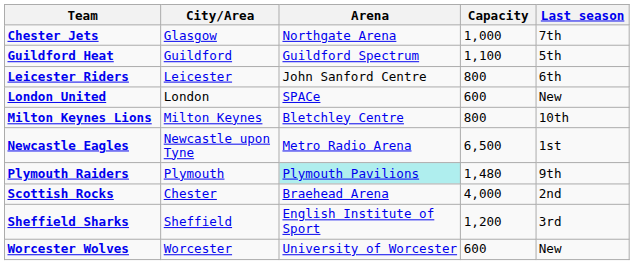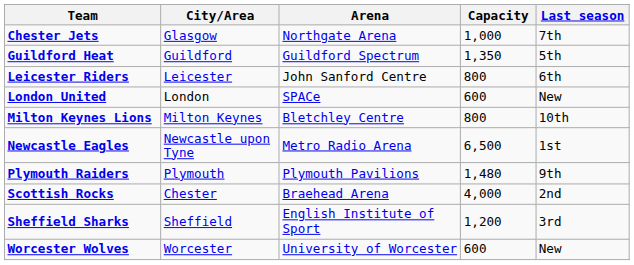(483, 56) 1,100 -> (483, 56) 1,350
(351, 173) paleturquoise background -> (351, 173) no background
